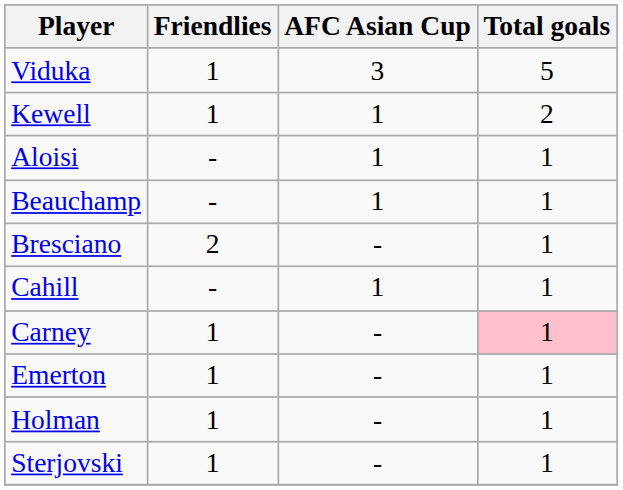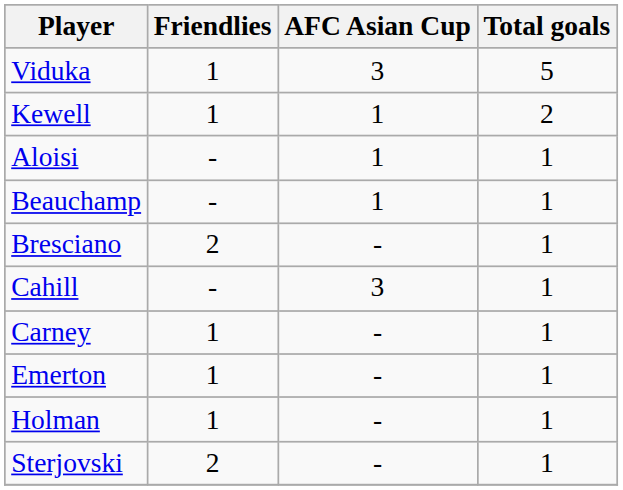(377, 288) 1 -> (377, 288) 3
(547, 331) pink background -> (547, 331) no background
(213, 462) 1 -> (213, 462) 2
